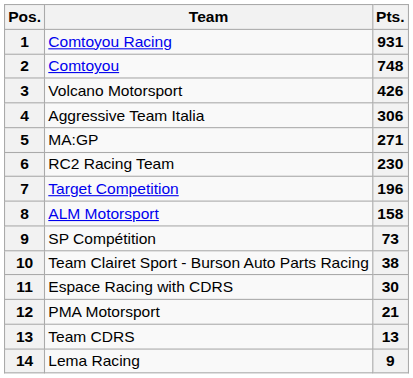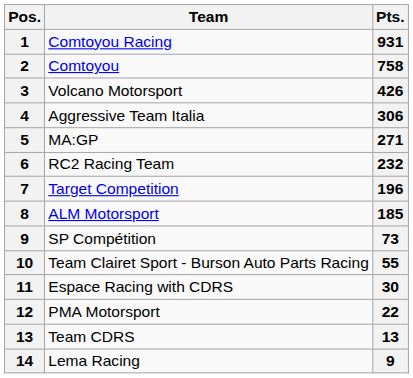(390, 66) 748 -> (390, 66) 758
(390, 165) 230 -> (390, 165) 232
(390, 214) 158 -> (390, 214) 185
(390, 263) 38 -> (390, 263) 55
(390, 312) 21 -> (390, 312) 22
